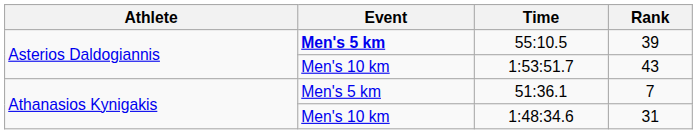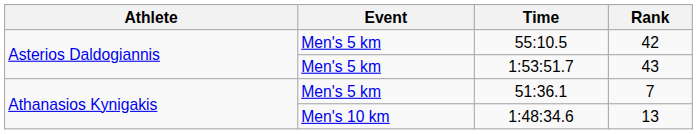(343, 42) bold -> (341, 42) normal
(650, 42) 39 -> (650, 42) 42
(345, 67) Men's 10 km -> (341, 67) Men's 5 km
(650, 117) 31 -> (650, 117) 13
